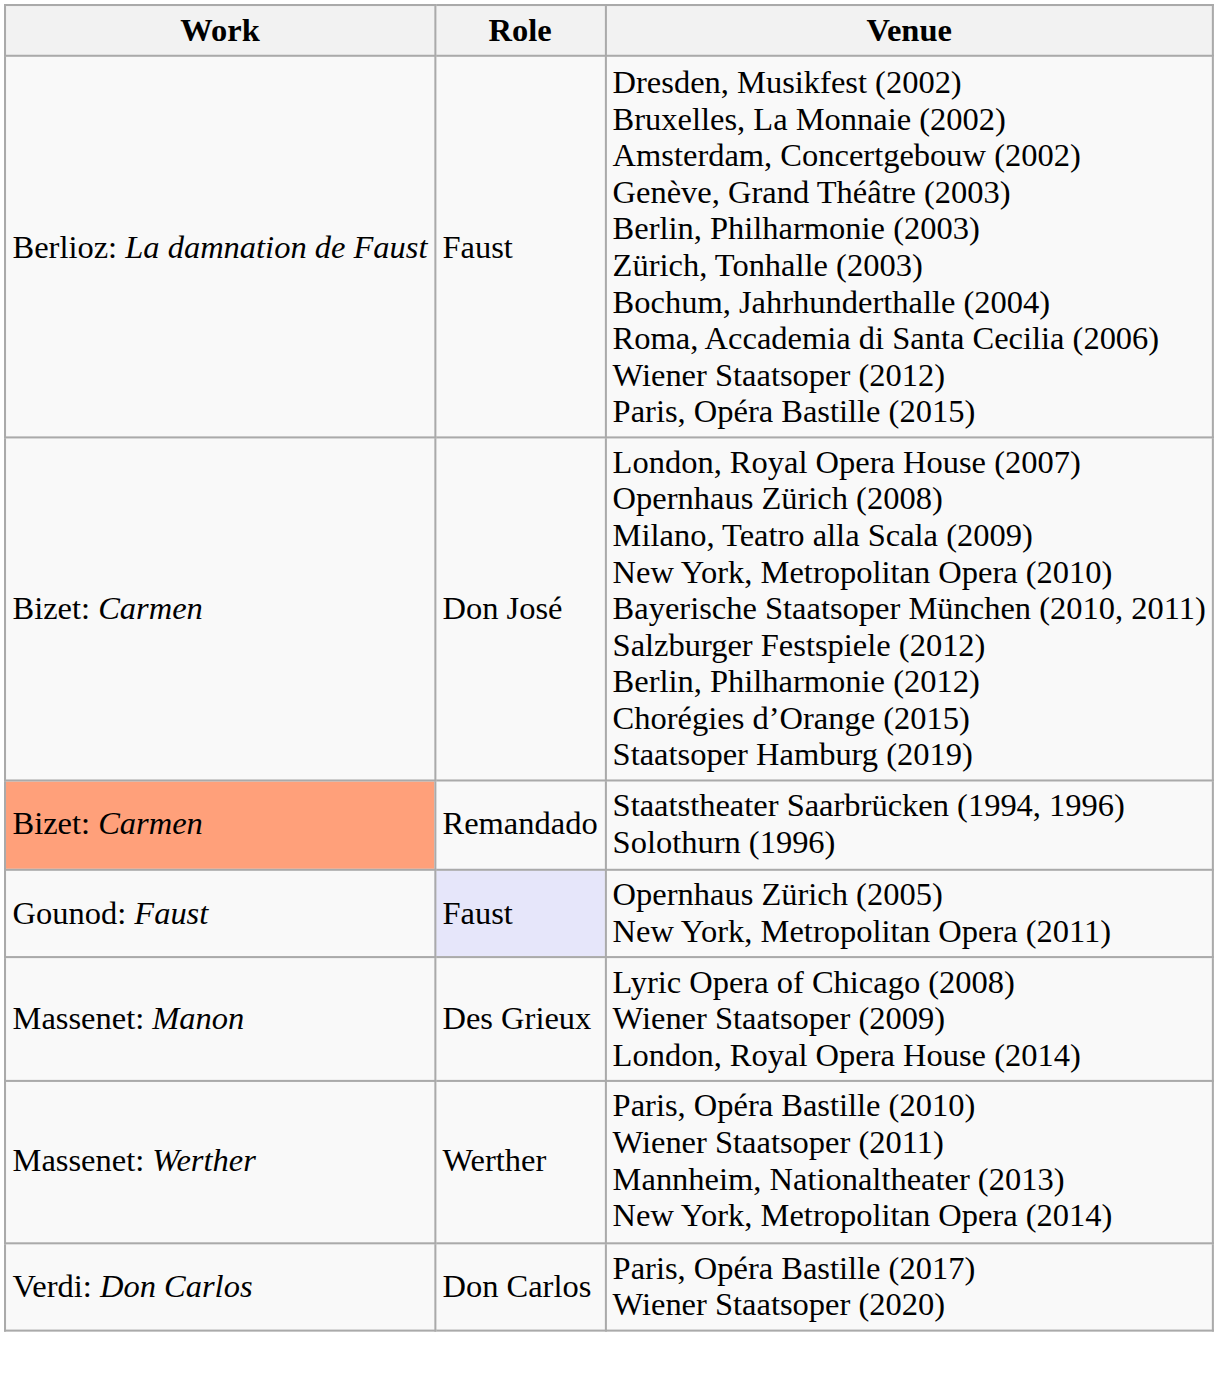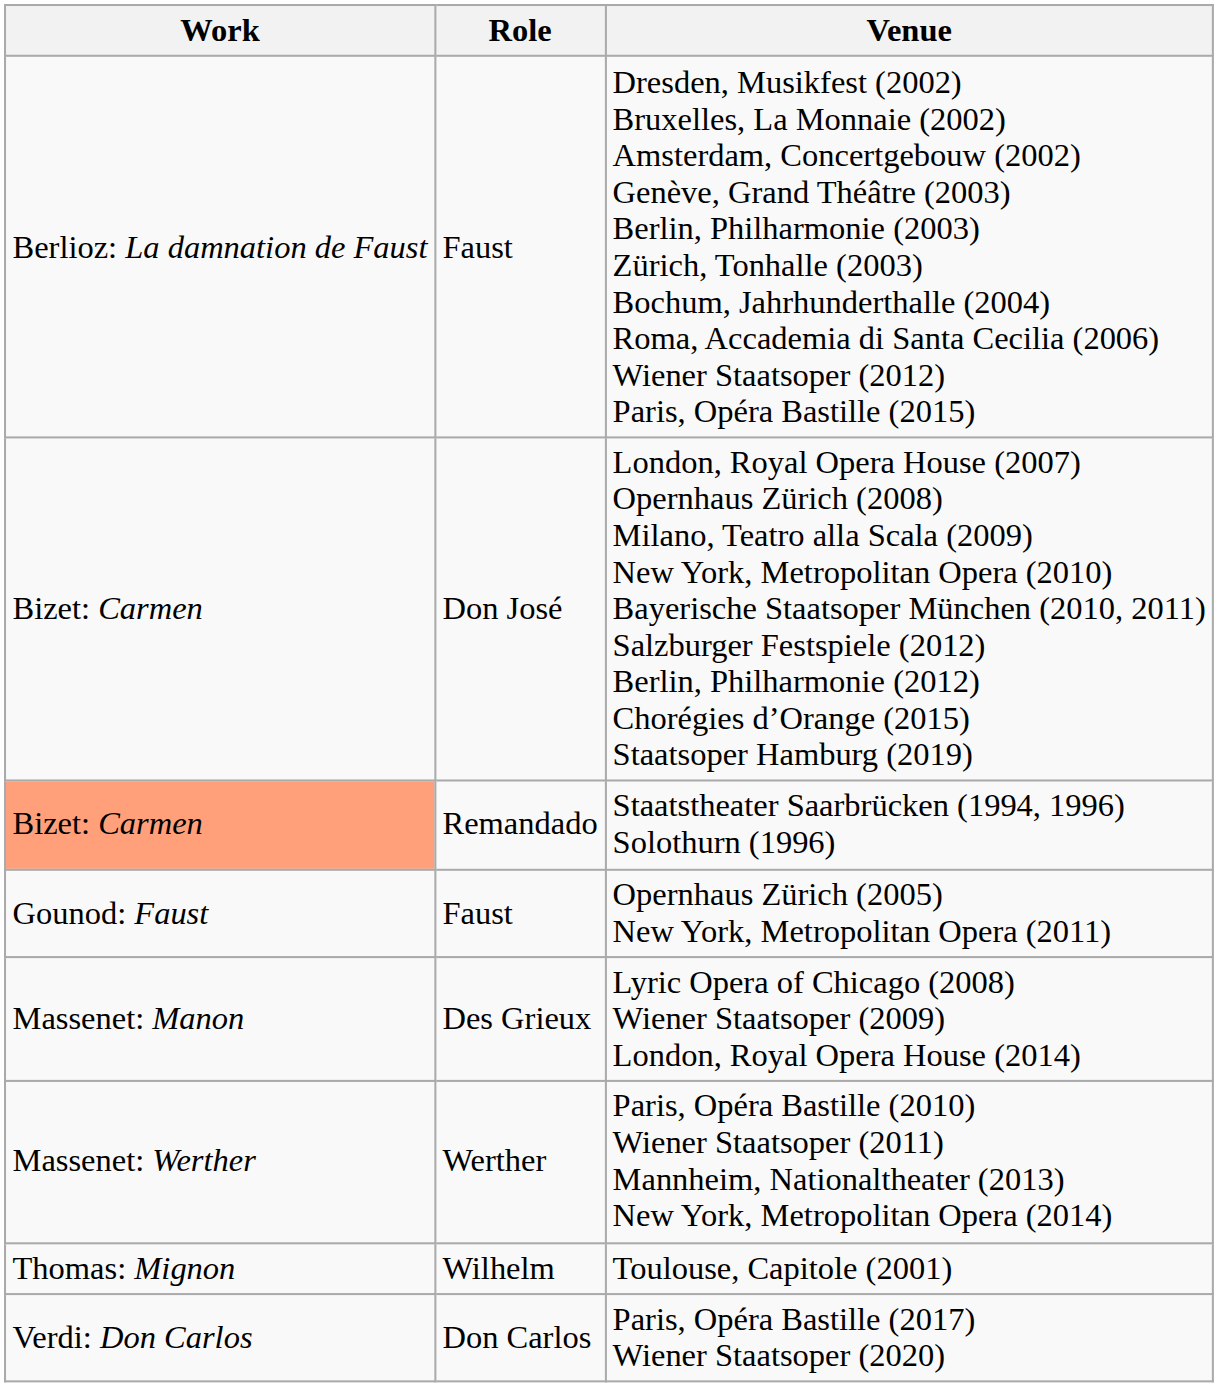(478, 912) lavender background -> (478, 912) no background
+ row: (782, 1267)
